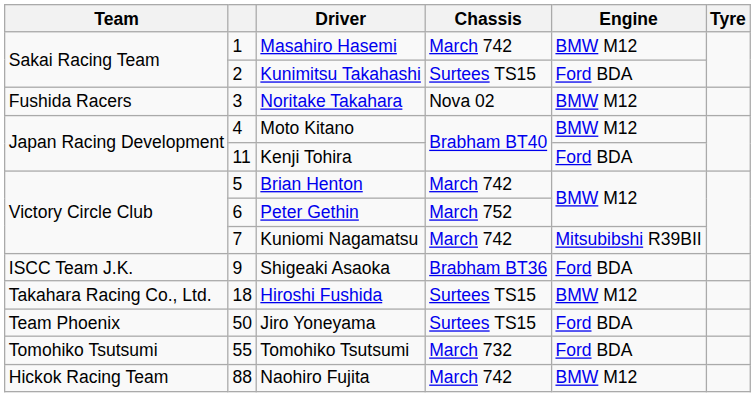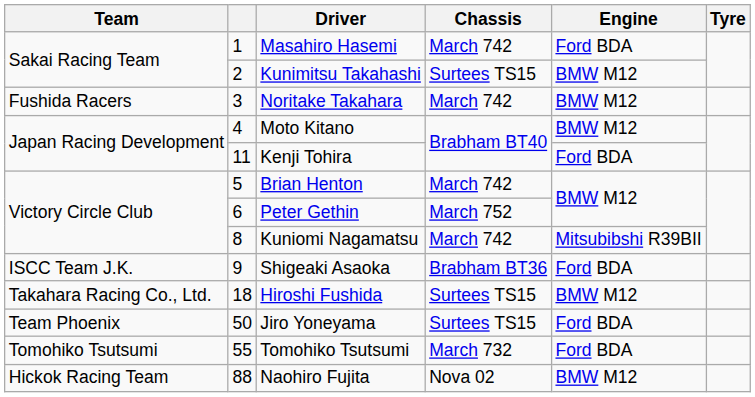(596, 46) BMW M12 -> (594, 46) Ford BDA
(594, 73) Ford BDA -> (596, 73) BMW M12
(462, 101) Nova 02 -> (471, 101) March 742
(237, 239) 7 -> (237, 239) 8
(471, 378) March 742 -> (462, 378) Nova 02
